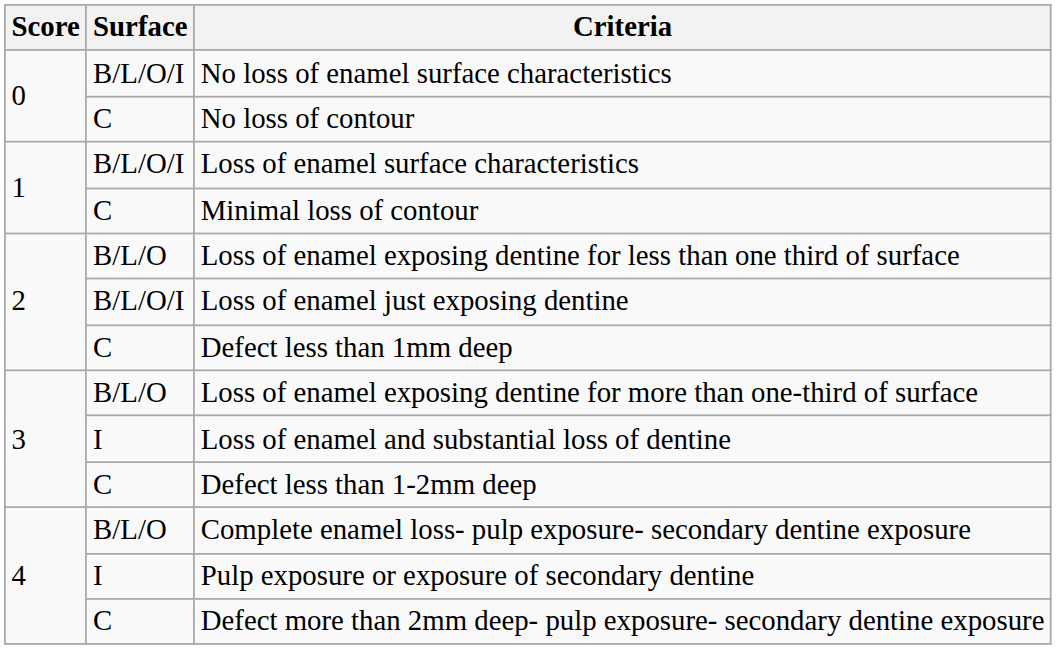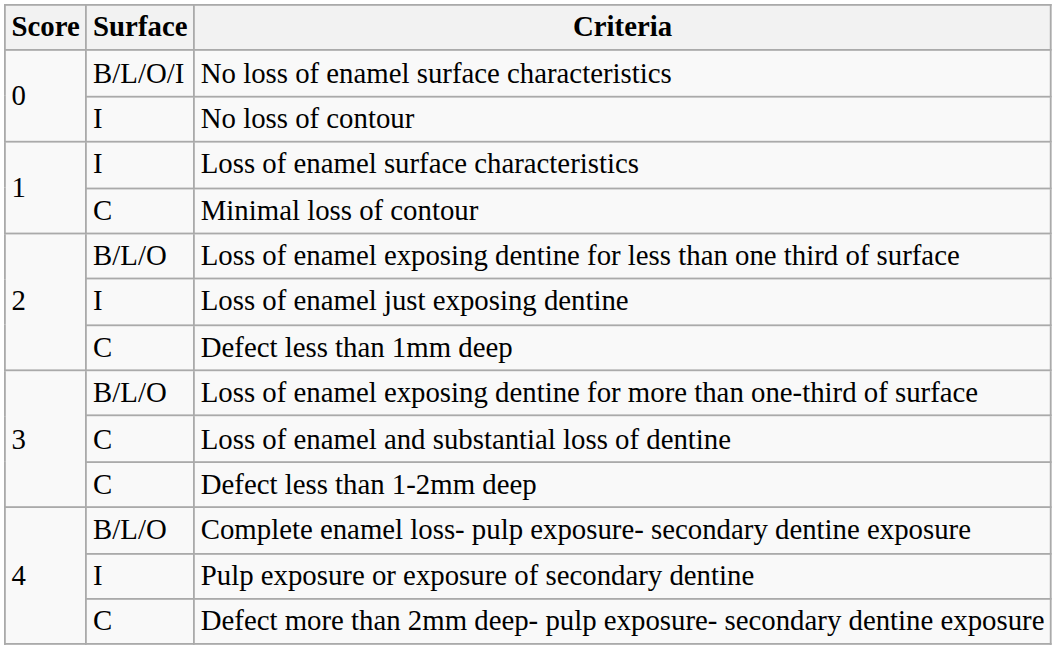(103, 118) C -> (98, 118) I
(139, 164) B/L/O/I -> (98, 164) I
(139, 301) B/L/O/I -> (98, 301) I
(98, 438) I -> (103, 438) C
